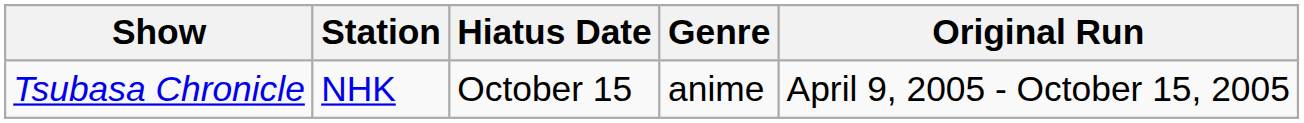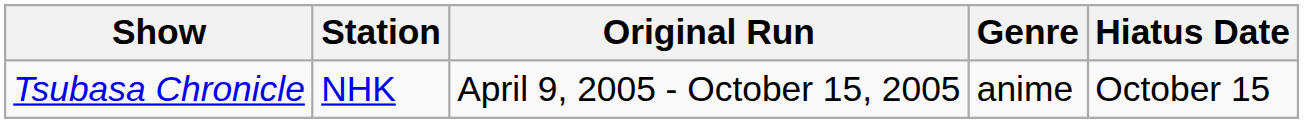columns swapped: (555, 32) <-> (1038, 32)
